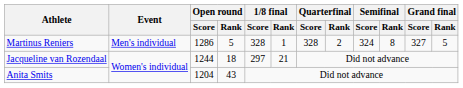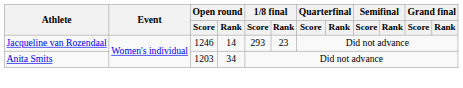- row: (40, 43)
(204, 59) 1244 -> (204, 43) 1246
(231, 59) 18 -> (231, 43) 14
(258, 59) 297 -> (258, 43) 293
(284, 59) 21 -> (284, 43) 23
(204, 75) 1204 -> (204, 59) 1203
(231, 75) 43 -> (231, 59) 34
